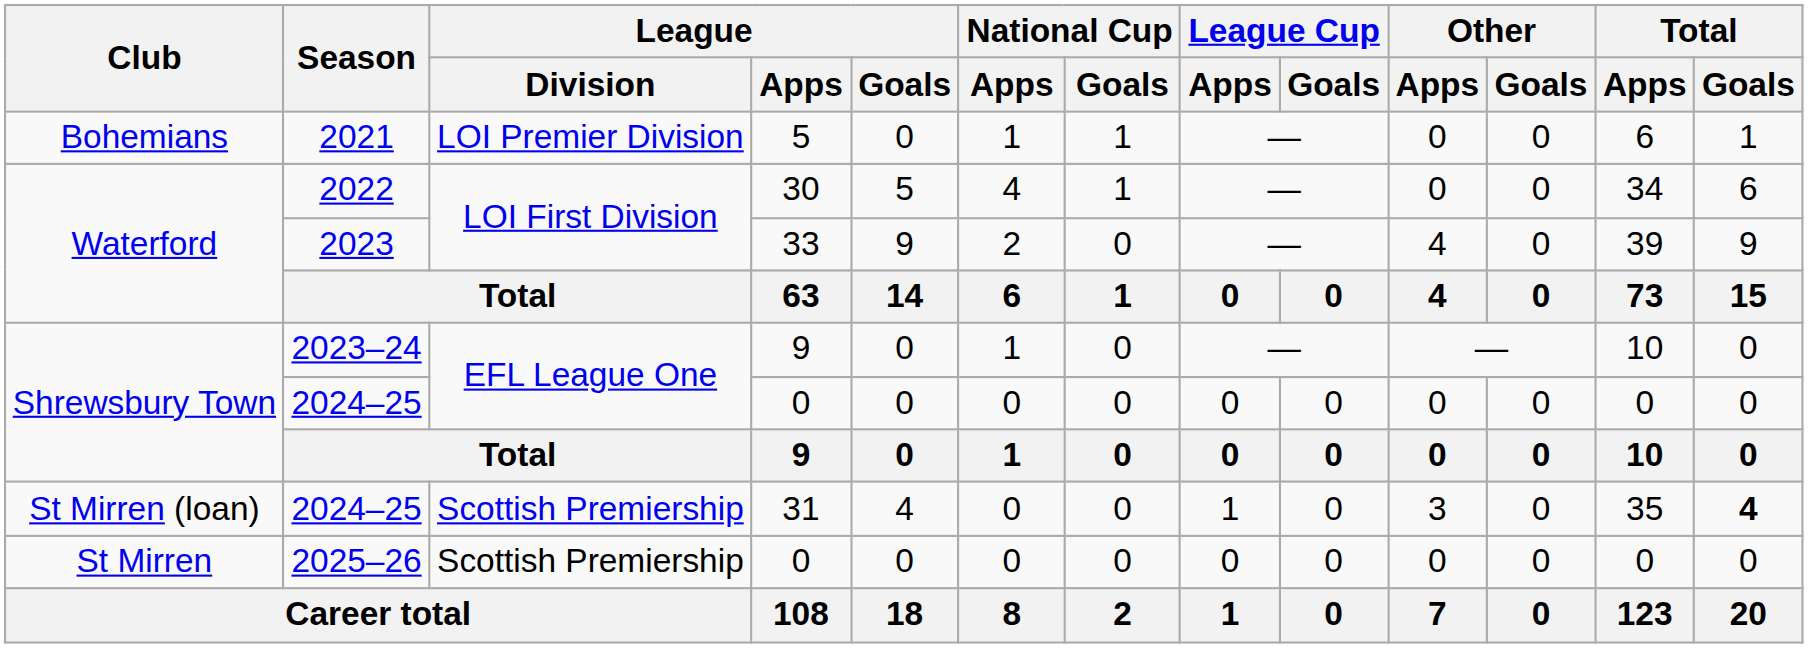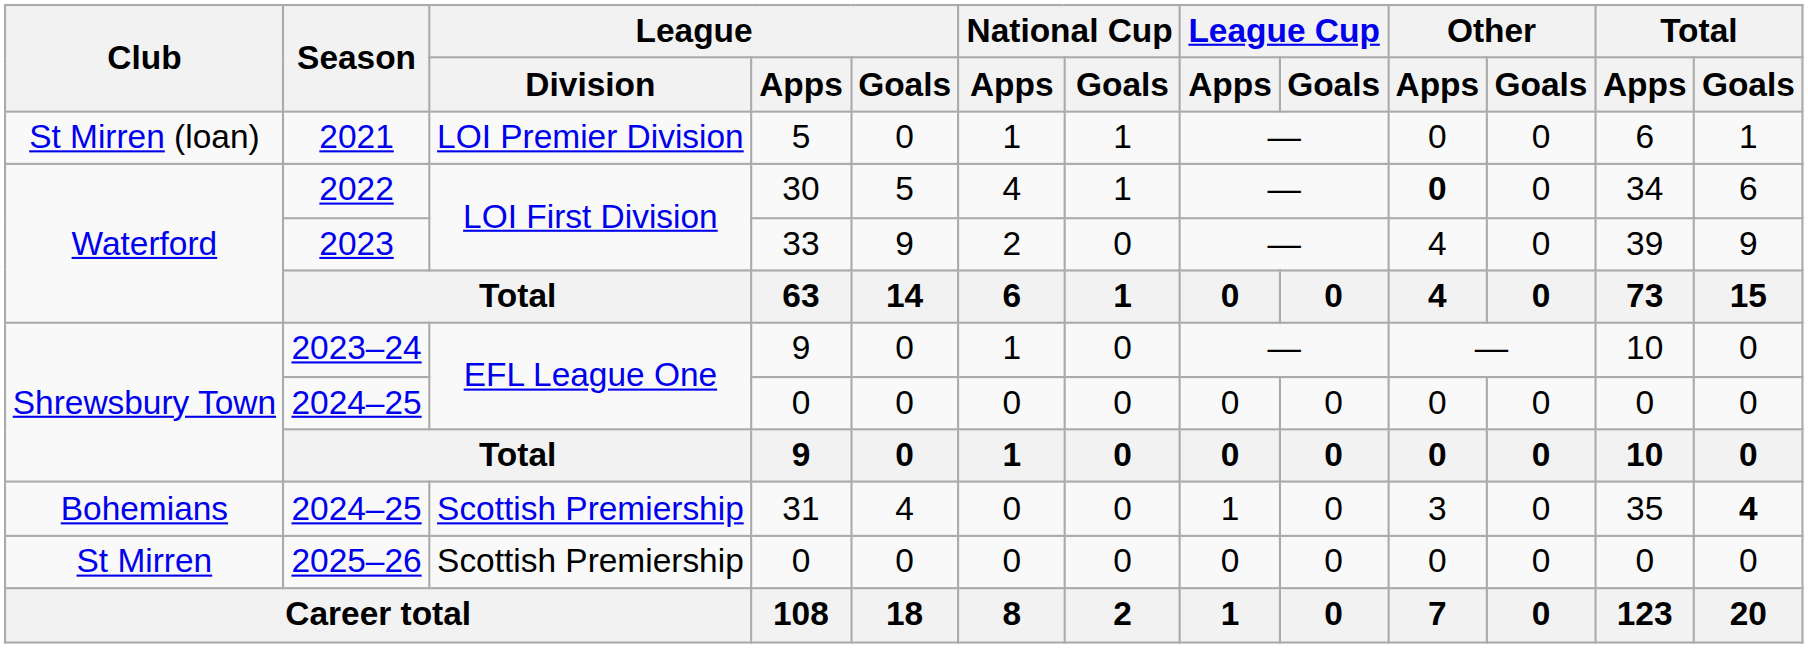(144, 137) Bohemians -> (144, 137) St Mirren (loan)
(1437, 190) normal -> (1437, 190) bold
(144, 508) St Mirren (loan) -> (144, 508) Bohemians
